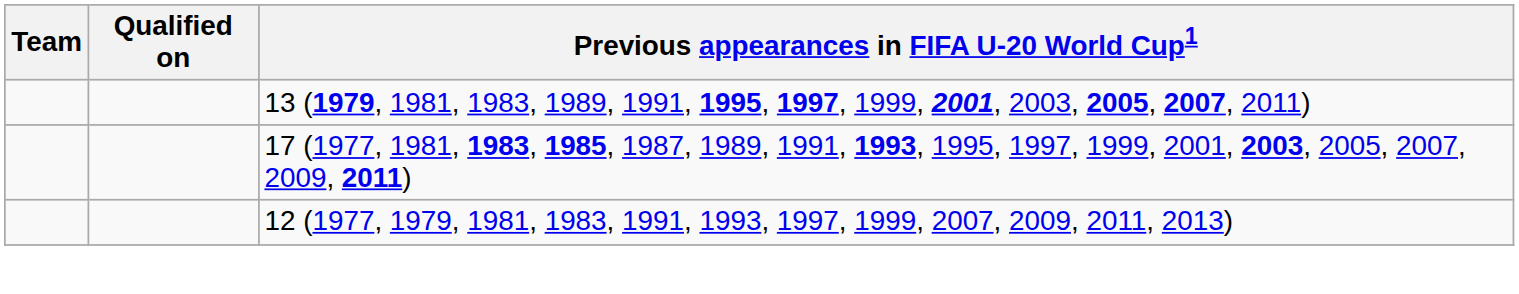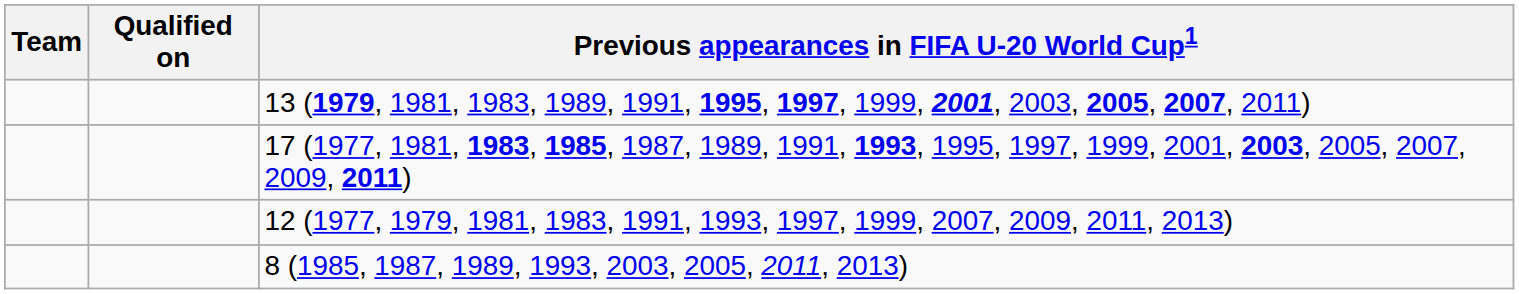+ row: (586, 265)
